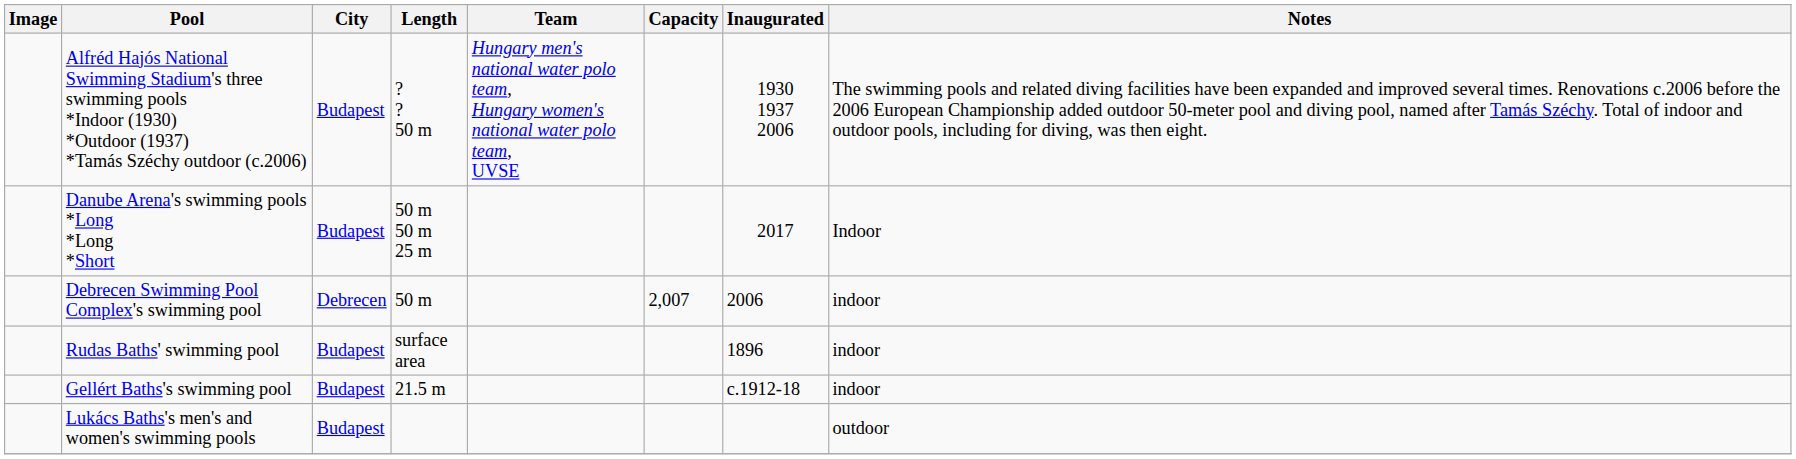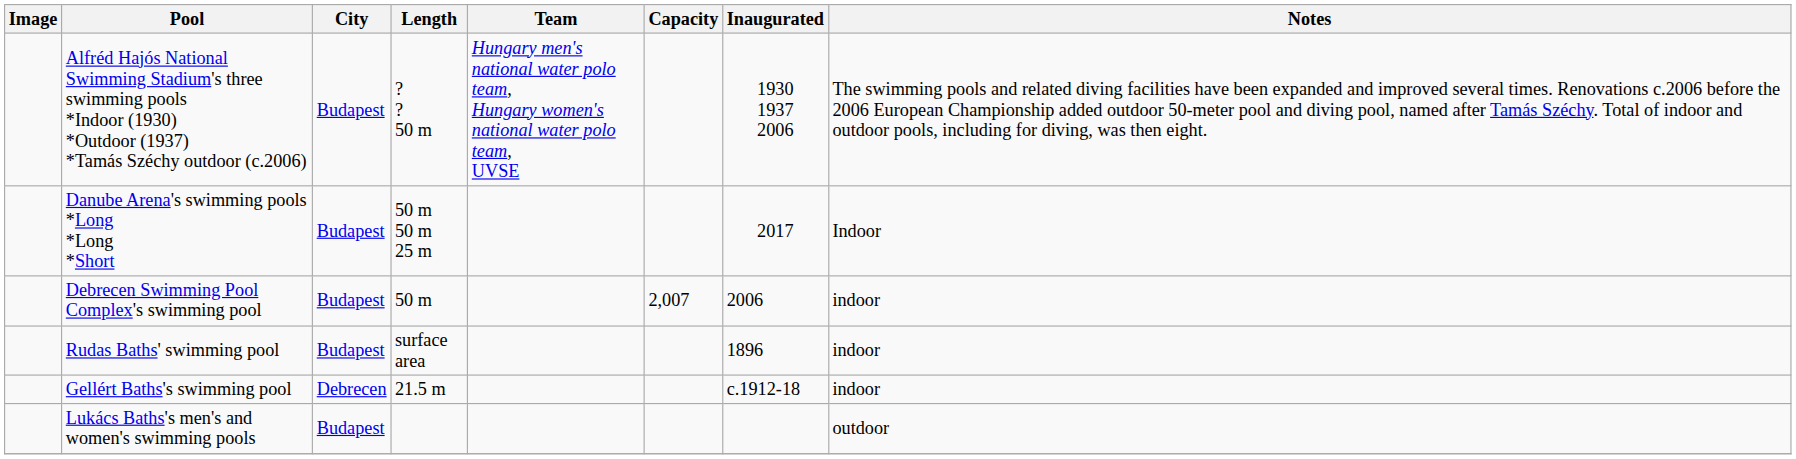(352, 300) Debrecen -> (351, 300) Budapest
(351, 389) Budapest -> (352, 389) Debrecen
